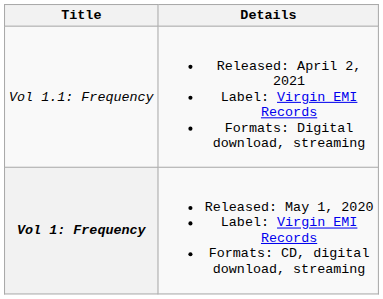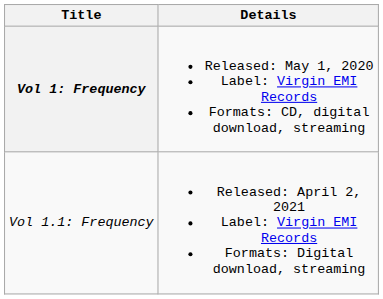rows swapped: (81, 231) <-> (81, 97)
